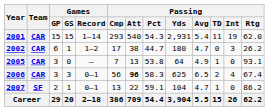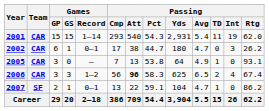(91, 49) 1–2 -> (91, 49) 0–1
(91, 74) 0–1 -> (91, 74) 1–2
